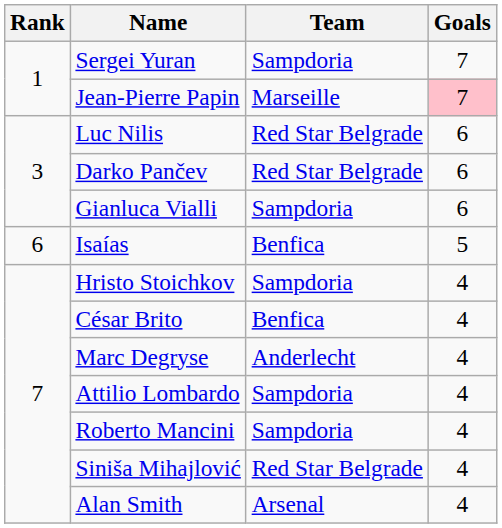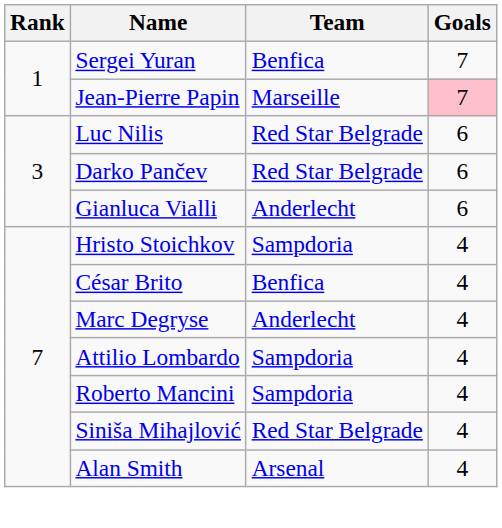(302, 60) Sampdoria -> (288, 60) Benfica
(302, 208) Sampdoria -> (304, 208) Anderlecht
- row: (102, 245)
